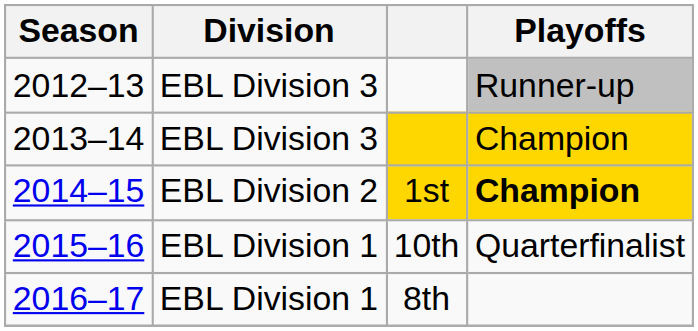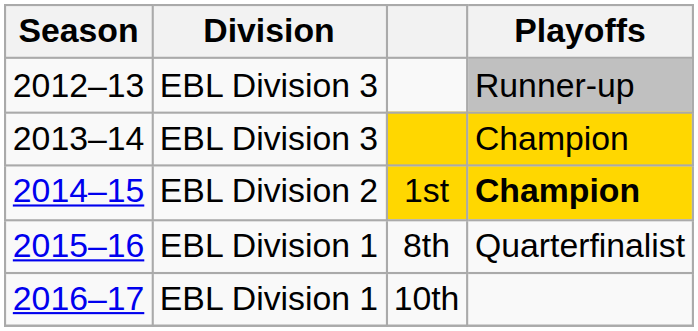(427, 245) 10th -> (427, 245) 8th
(427, 298) 8th -> (427, 298) 10th
